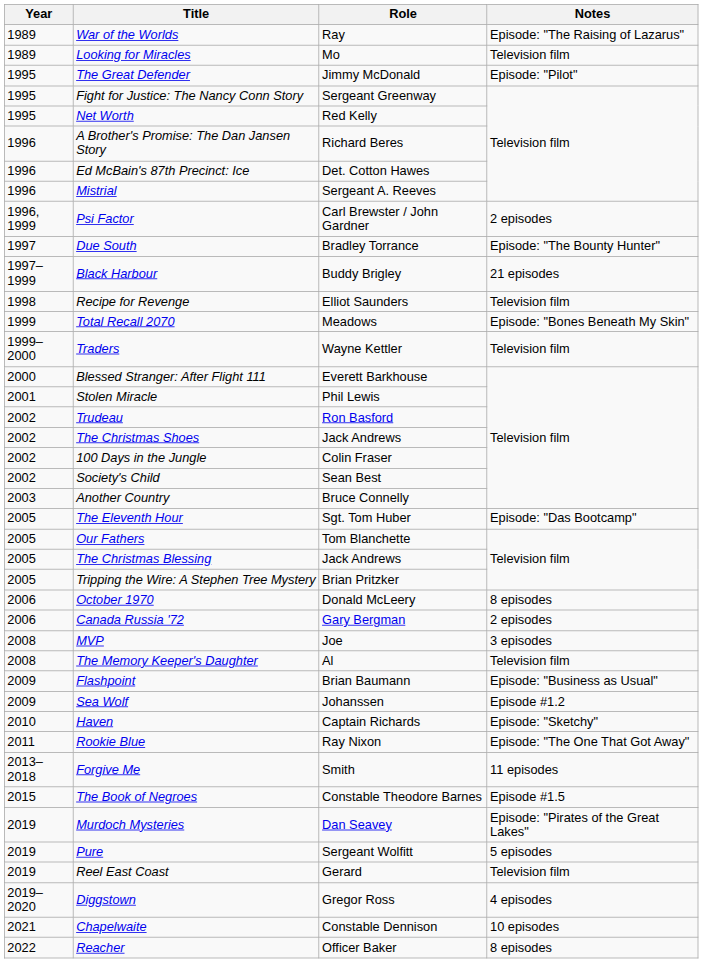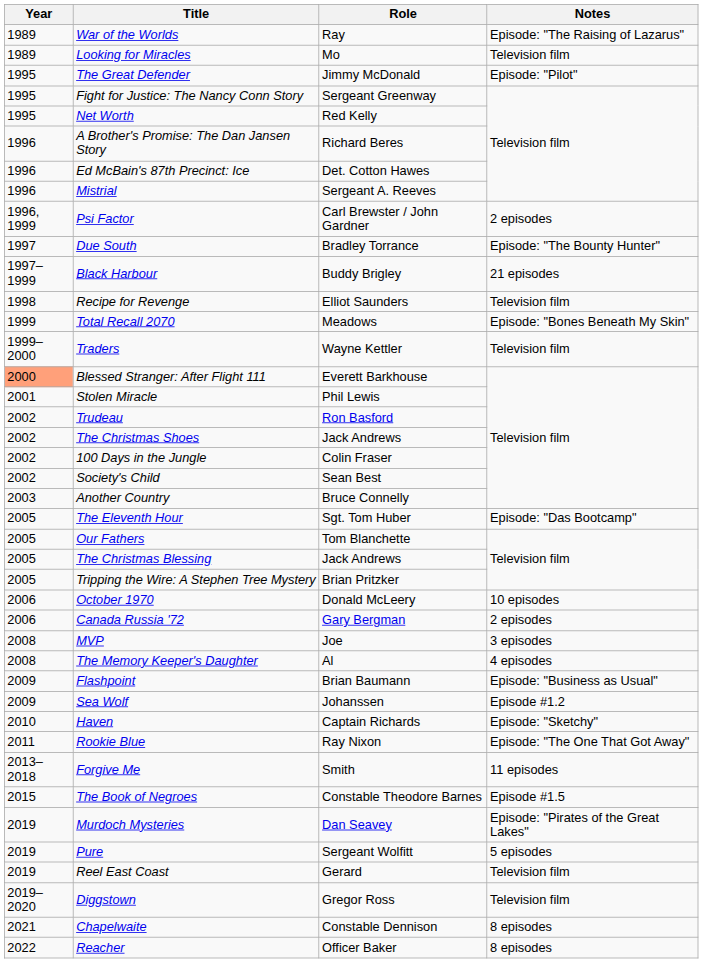(22, 376) no background -> (22, 376) lightsalmon background
(521, 600) 8 episodes -> (525, 600) 10 episodes
(530, 660) Television film -> (521, 660) 4 episodes
(521, 899) 4 episodes -> (530, 899) Television film
(525, 927) 10 episodes -> (521, 927) 8 episodes
